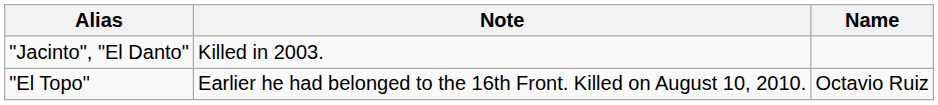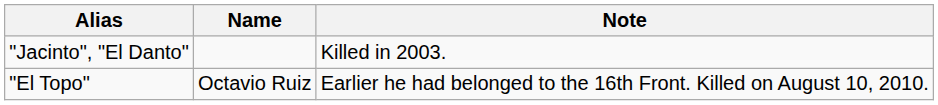columns swapped: (872, 20) <-> (502, 20)
